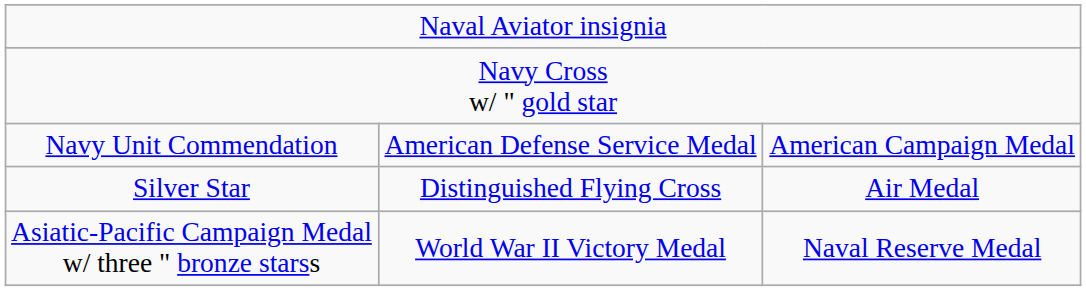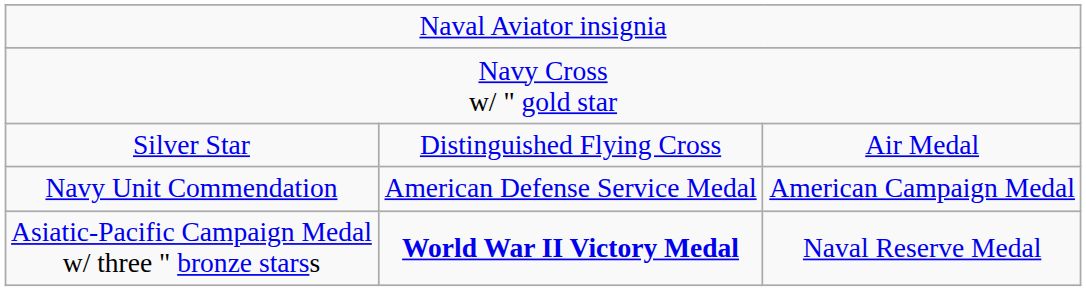rows swapped: (191, 188) <-> (191, 144)
(571, 247) normal -> (571, 247) bold
